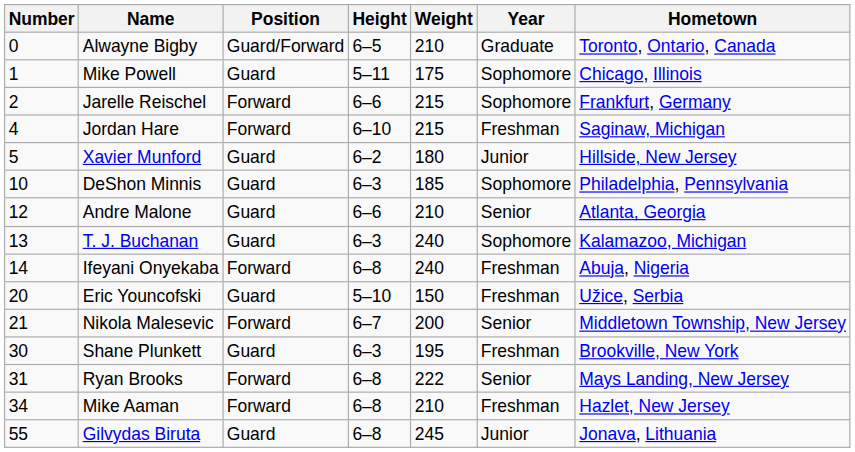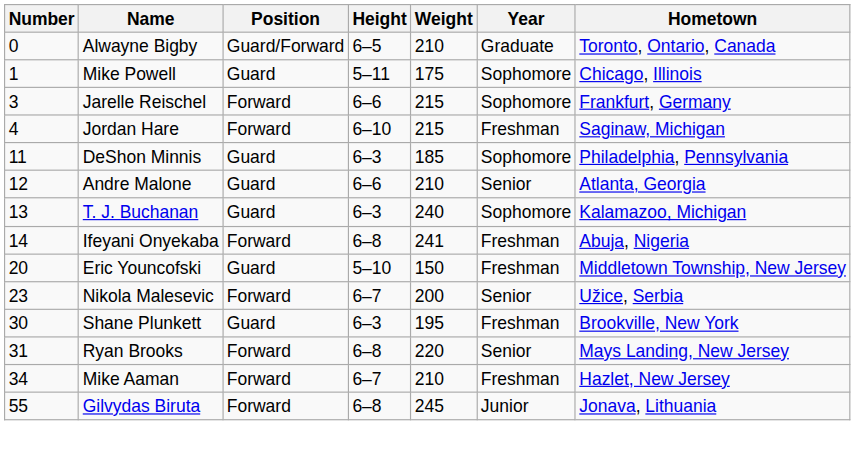(13, 102) 2 -> (13, 102) 3
- row: (142, 157)
(18, 185) 10 -> (18, 157) 11
(429, 268) 240 -> (429, 240) 241
(631, 295) Užice, Serbia -> (713, 268) Middletown Township, New Jersey
(18, 323) 21 -> (18, 295) 23
(713, 323) Middletown Township, New Jersey -> (631, 295) Užice, Serbia
(429, 378) 222 -> (429, 351) 220
(367, 406) 6–8 -> (367, 378) 6–7
(251, 434) Guard -> (259, 406) Forward
